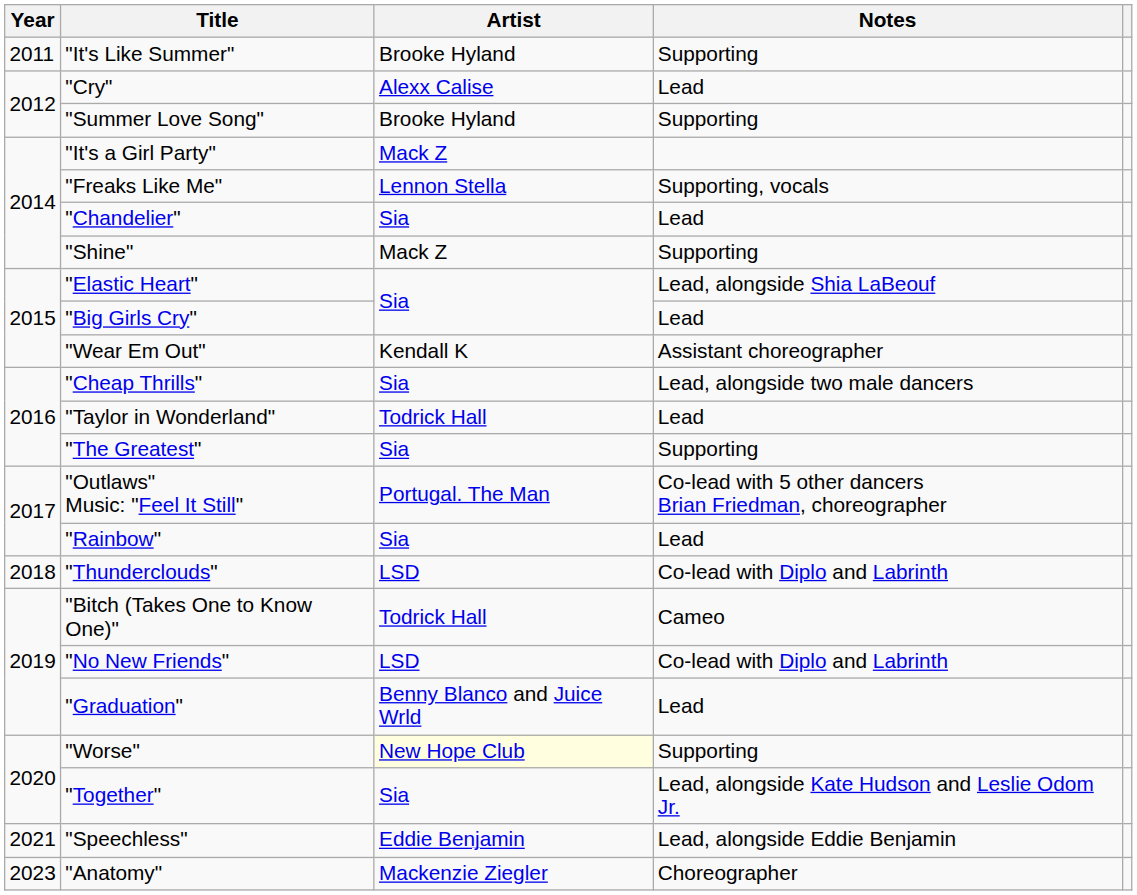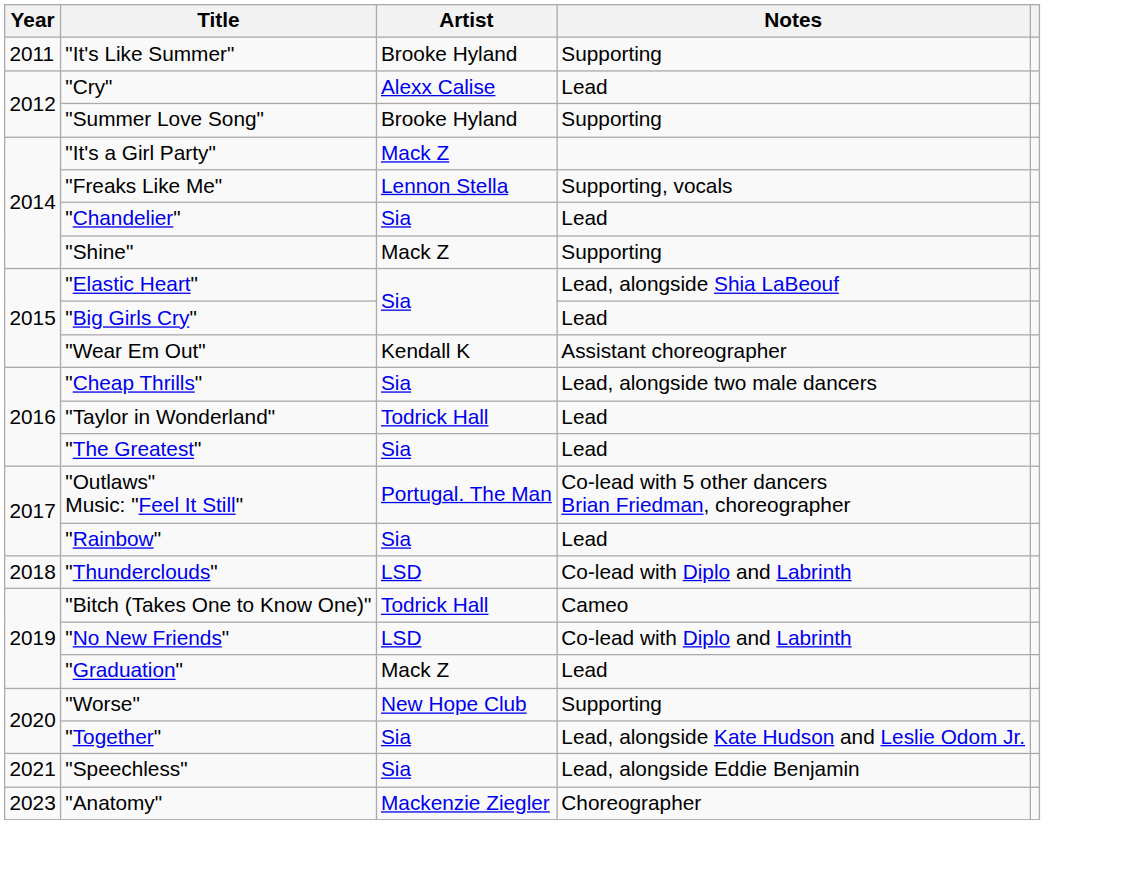(708, 449) Supporting -> (584, 449) Lead
(491, 706) Benny Blanco and Juice Wrld -> (415, 671) Mack Z
(452, 750) lightyellow background -> (454, 704) no background
(452, 840) Eddie Benjamin -> (396, 770) Sia
